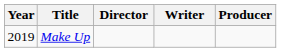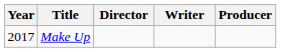(21, 36) 2019 -> (21, 36) 2017
